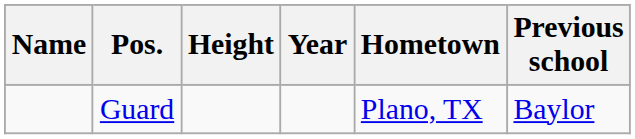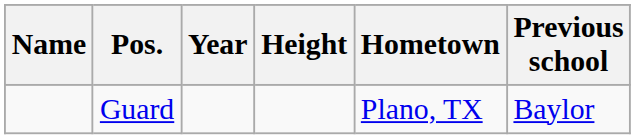columns swapped: (231, 44) <-> (317, 44)
